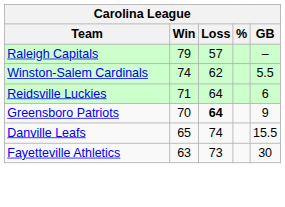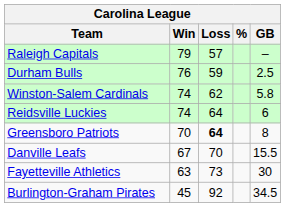+ row: (45, 73)
(265, 73) 5.5 -> (265, 93) 5.8
(184, 93) 71 -> (184, 113) 74
(265, 113) 9 -> (265, 133) 8
(184, 133) 65 -> (184, 152) 67
(216, 133) 74 -> (216, 152) 70
+ row: (81, 192)
